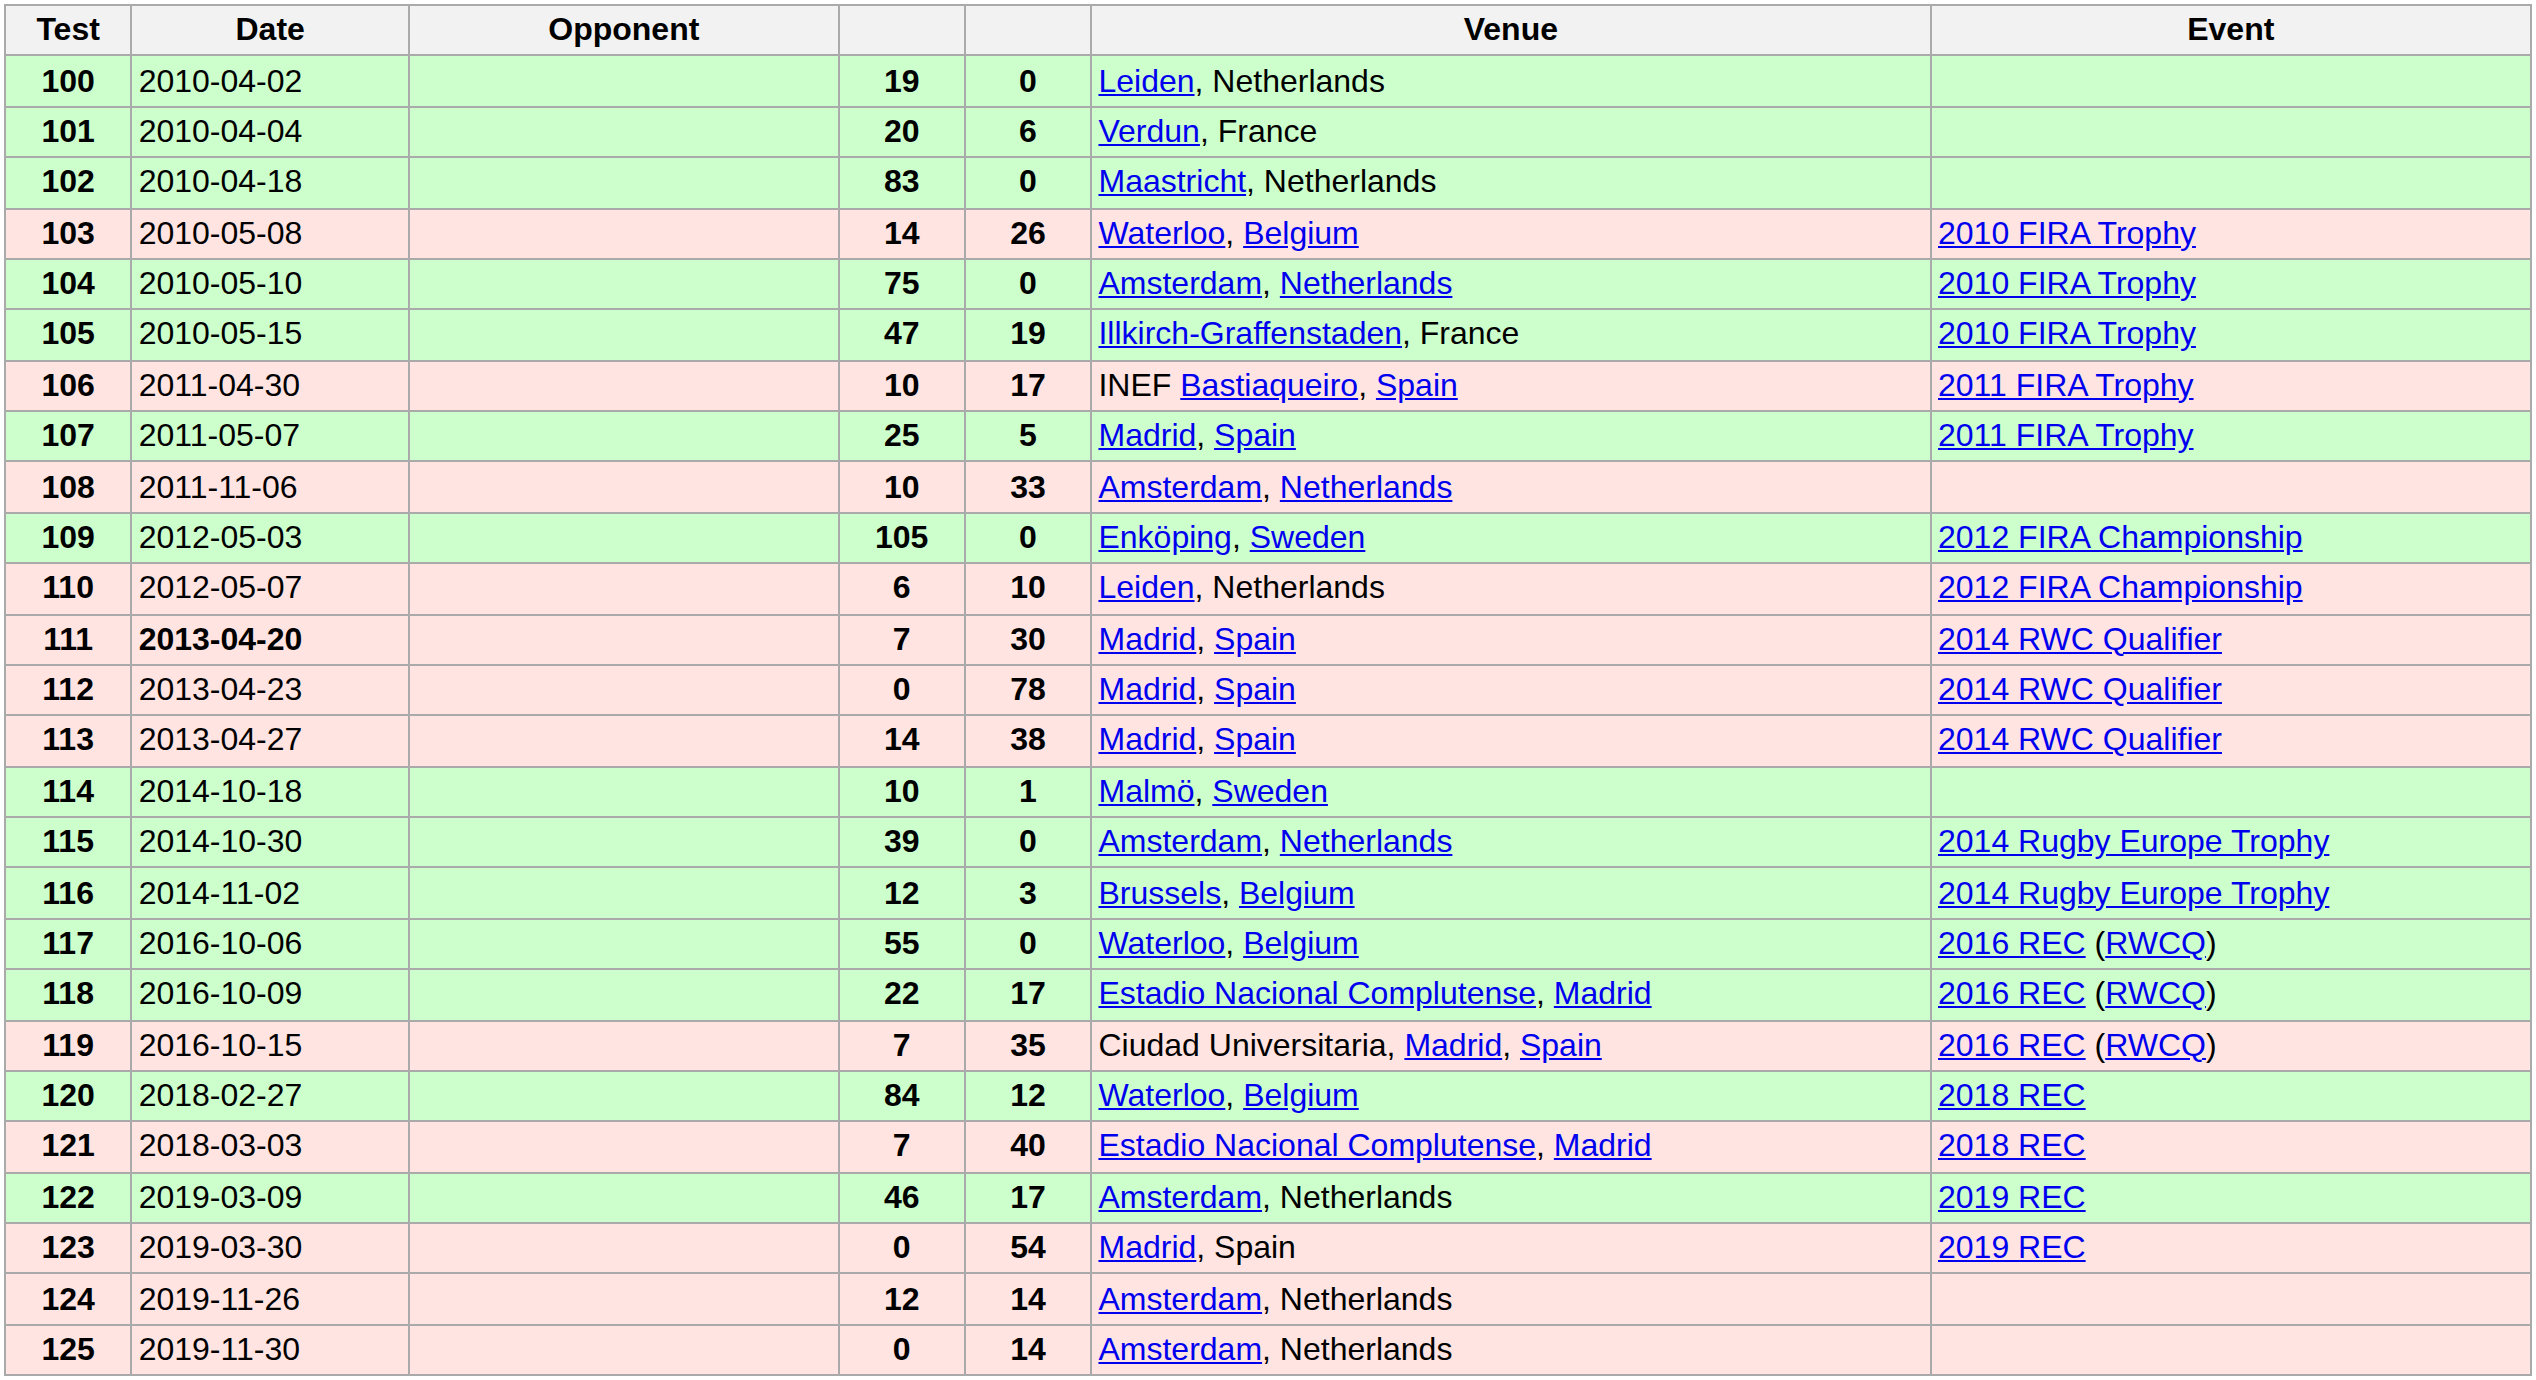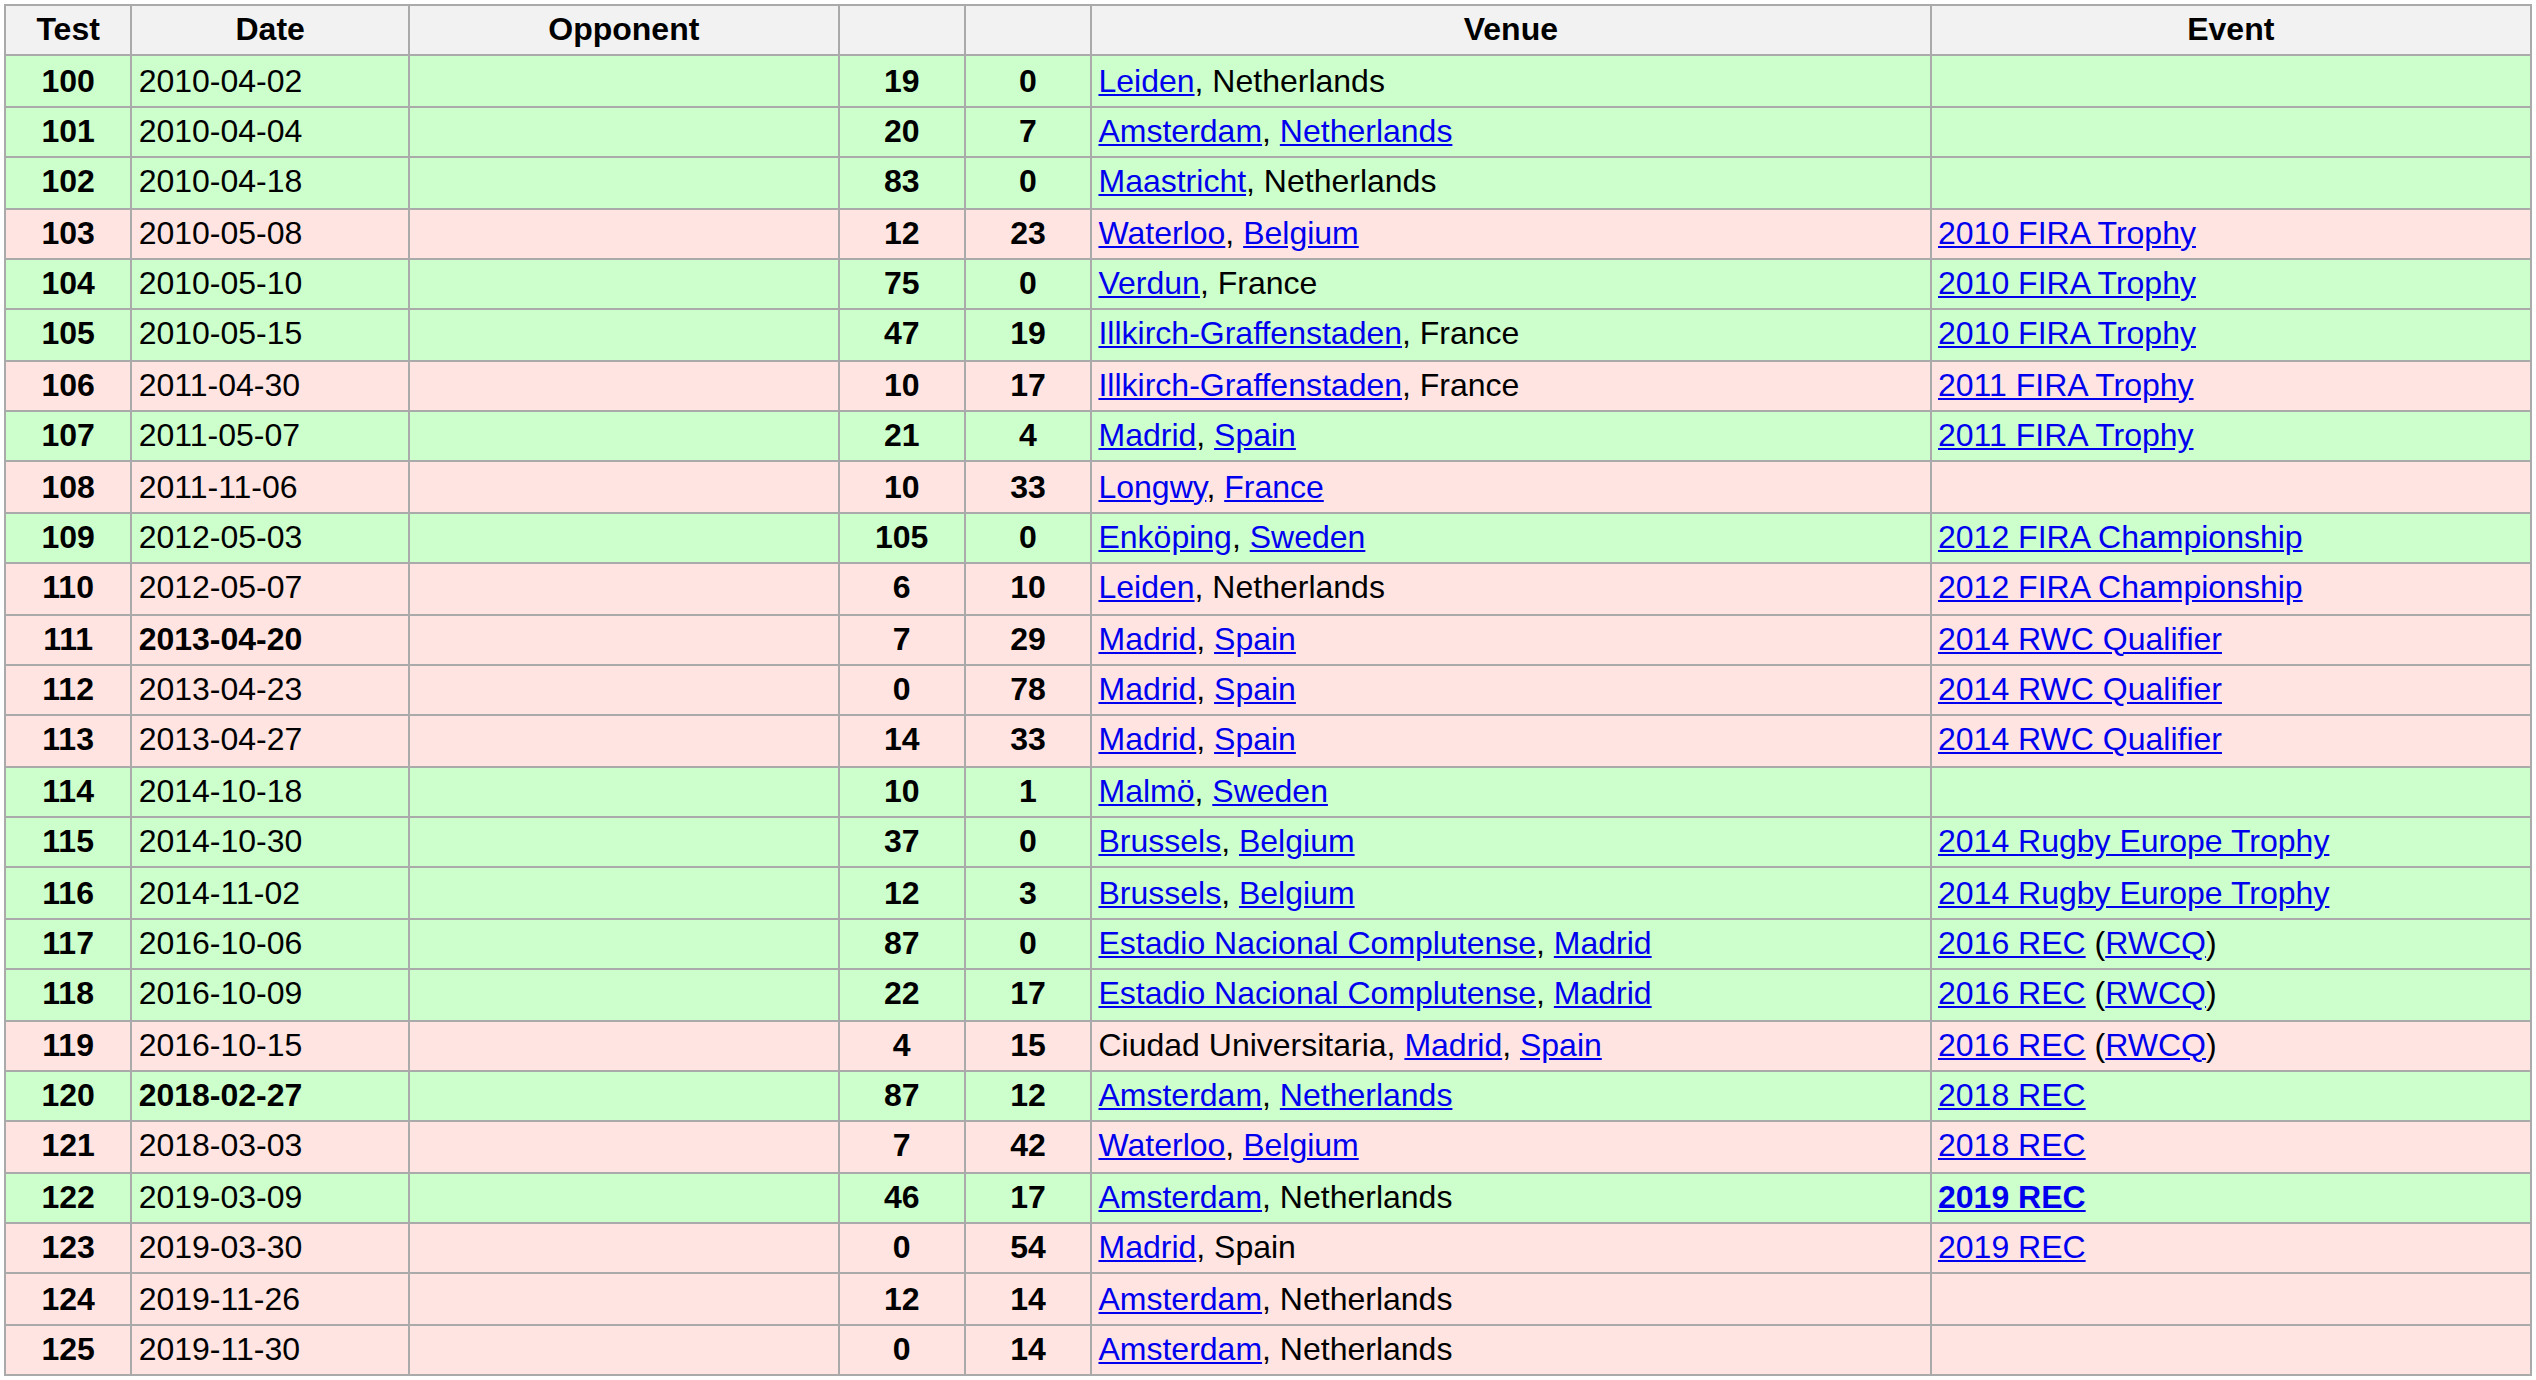(1028, 131) 6 -> (1028, 131) 7
(1208, 131) Verdun, France -> (1275, 131) Amsterdam, Netherlands
(902, 232) 14 -> (902, 232) 12
(1028, 232) 26 -> (1028, 232) 23
(1275, 283) Amsterdam, Netherlands -> (1208, 283) Verdun, France
(1278, 385) INEF Bastiaqueiro, Spain -> (1309, 385) Illkirch-Graffenstaden, France
(902, 435) 25 -> (902, 435) 21
(1028, 435) 5 -> (1028, 435) 4
(1275, 486) Amsterdam, Netherlands -> (1211, 486) Longwy, France
(1028, 638) 30 -> (1028, 638) 29
(1028, 740) 38 -> (1028, 740) 33
(902, 841) 39 -> (902, 841) 37
(1275, 841) Amsterdam, Netherlands -> (1227, 841) Brussels, Belgium
(902, 943) 55 -> (902, 943) 87
(1229, 943) Waterloo, Belgium -> (1375, 943) Estadio Nacional Complutense, Madrid
(902, 1044) 7 -> (902, 1044) 4
(1028, 1044) 35 -> (1028, 1044) 15
(220, 1095) normal -> (220, 1095) bold
(902, 1095) 84 -> (902, 1095) 87
(1229, 1095) Waterloo, Belgium -> (1275, 1095) Amsterdam, Netherlands
(1028, 1146) 40 -> (1028, 1146) 42
(1375, 1146) Estadio Nacional Complutense, Madrid -> (1229, 1146) Waterloo, Belgium
(2012, 1197) normal -> (2012, 1197) bold
